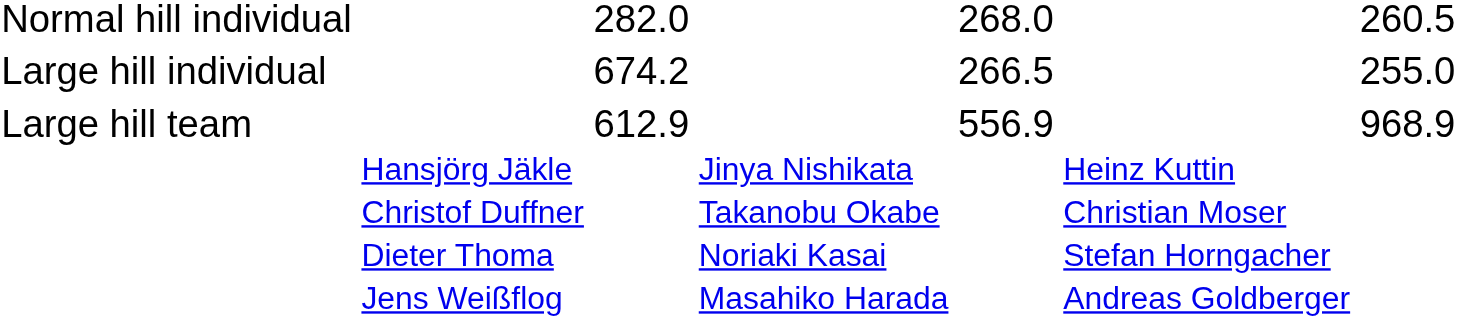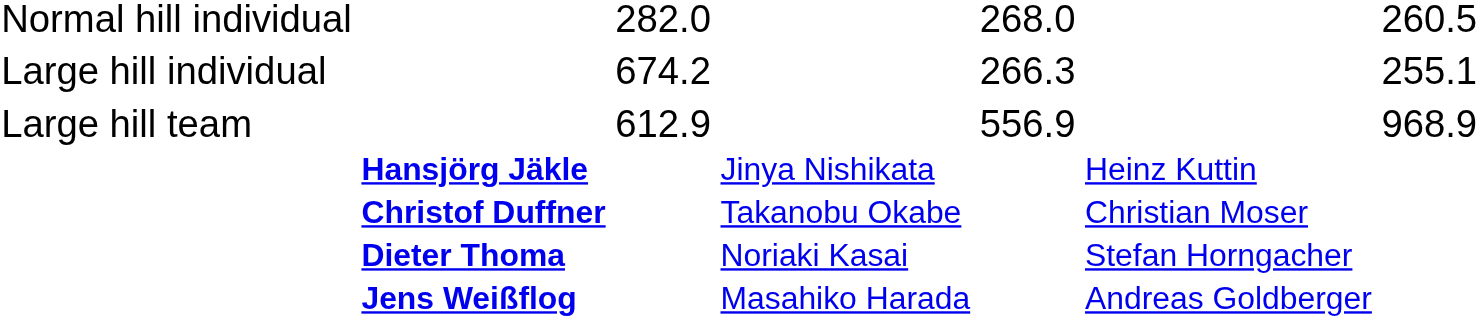(1006, 71) 266.5 -> (1028, 71) 266.3
(1408, 71) 255.0 -> (1429, 71) 255.1
(473, 234) normal -> (484, 231) bold
